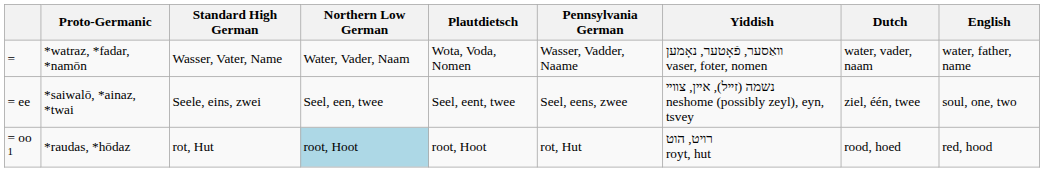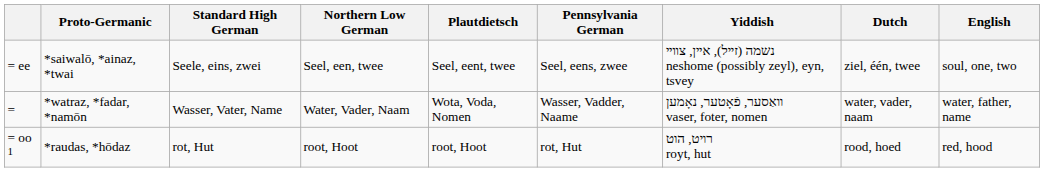rows swapped: (11, 58) <-> (19, 101)
(331, 147) lightblue background -> (331, 147) no background
